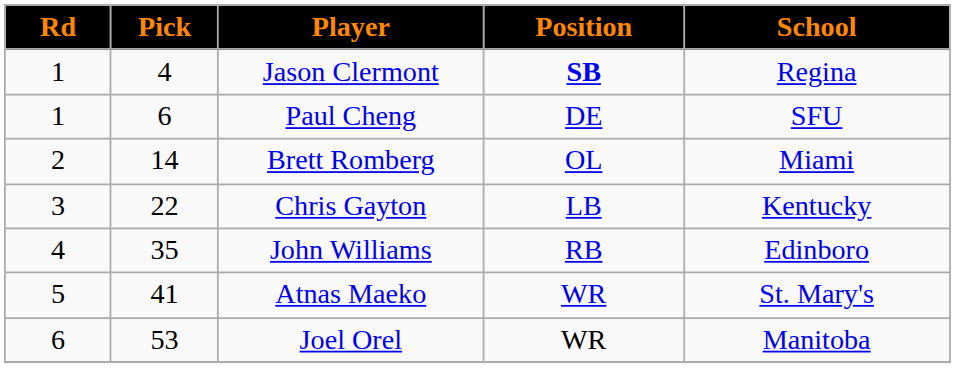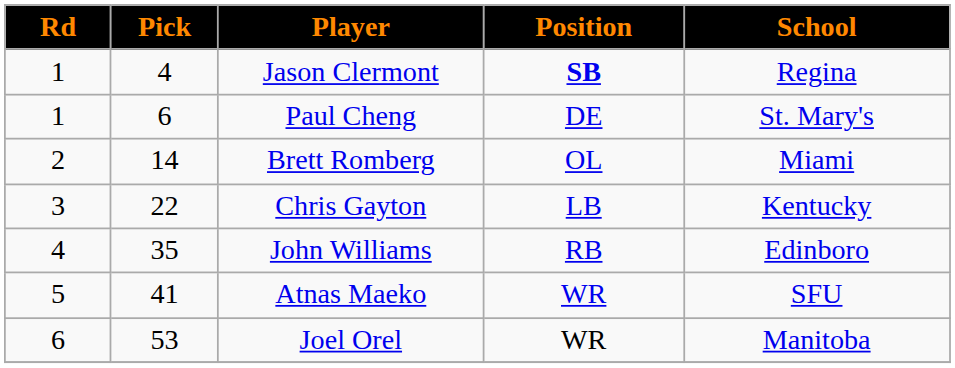(817, 116) SFU -> (817, 116) St. Mary's
(817, 294) St. Mary's -> (817, 294) SFU
